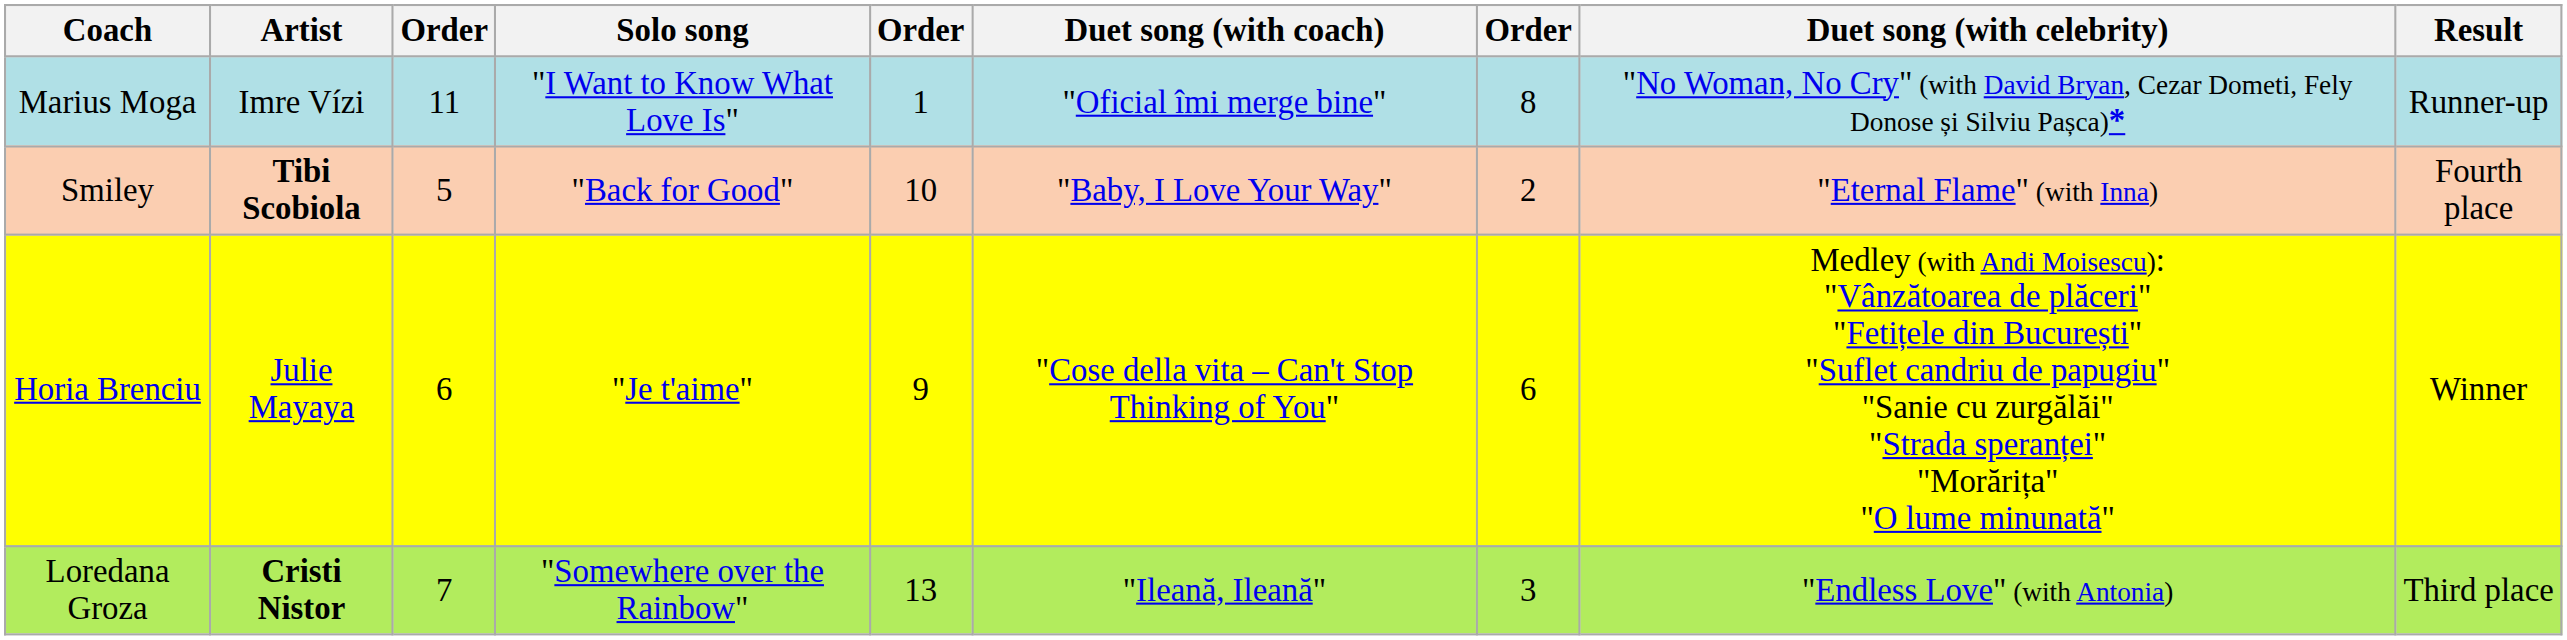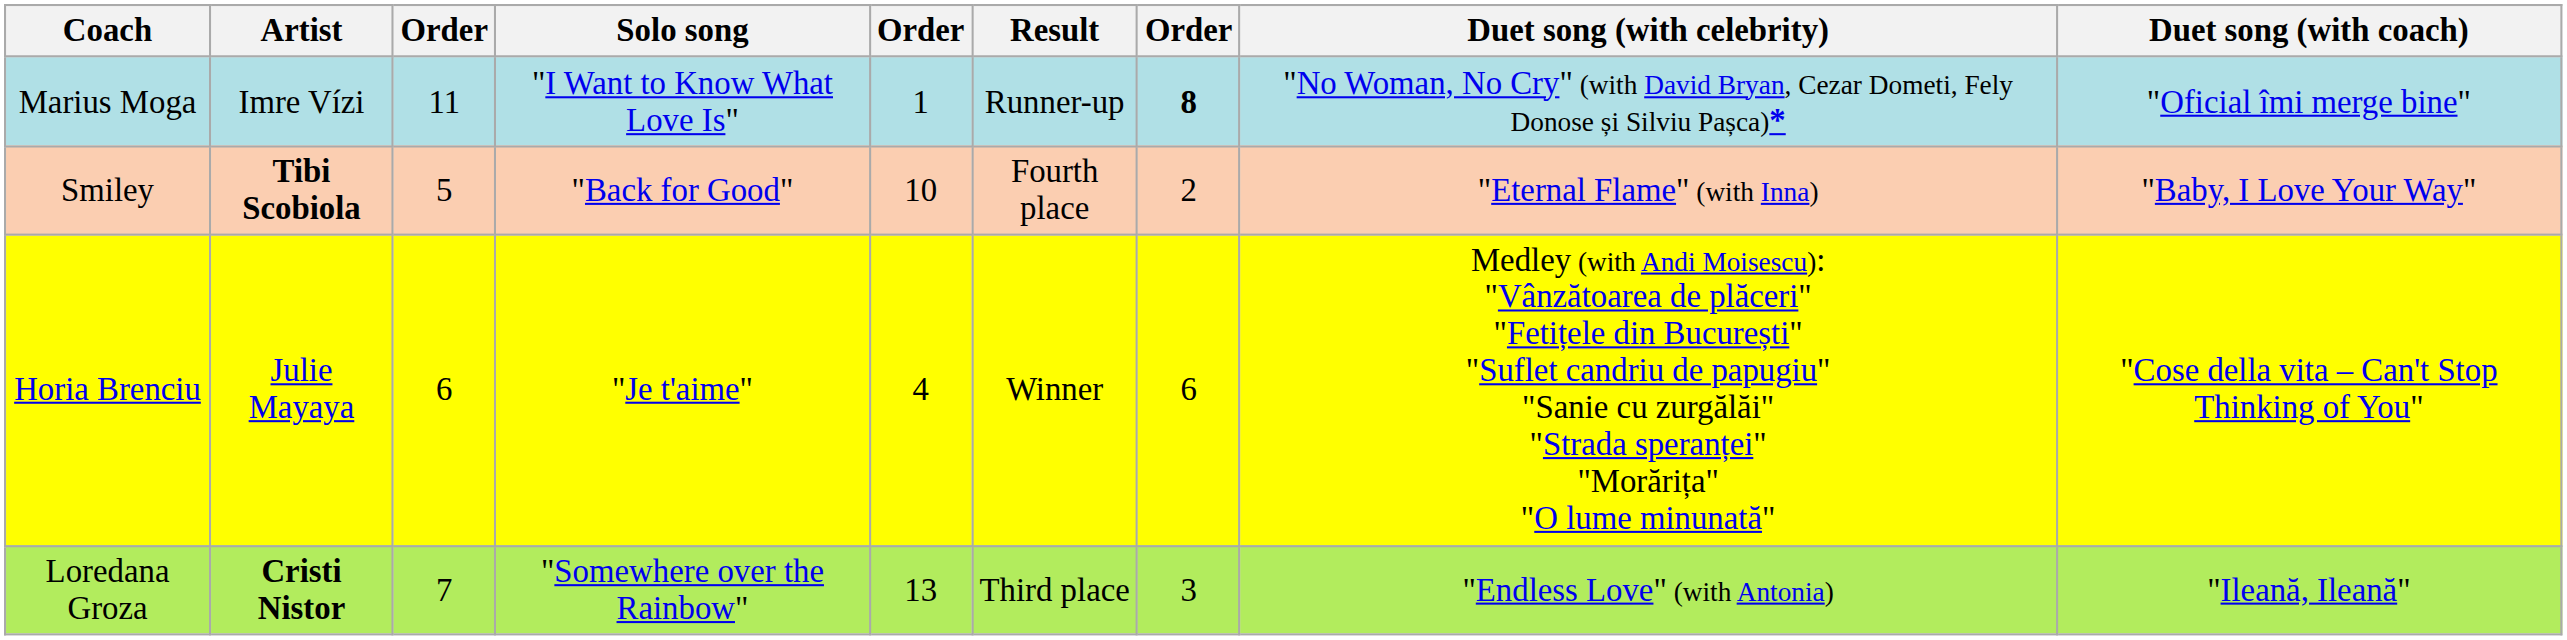columns swapped: (1224, 30) <-> (2479, 30)
(1528, 100) normal -> (1189, 100) bold
(921, 389) 9 -> (921, 389) 4
